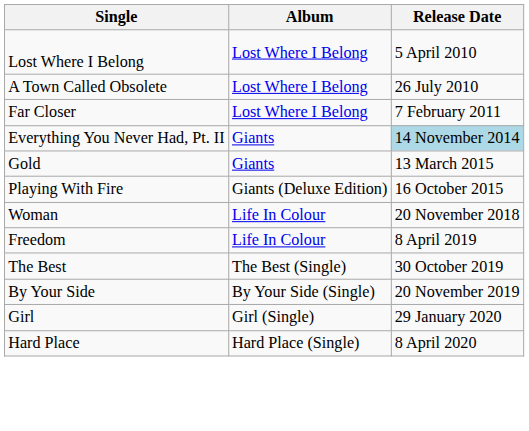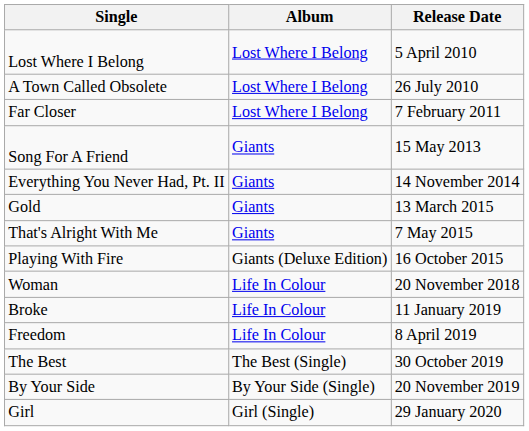+ row: (68, 156)
(457, 138) lightblue background -> (457, 181) no background
+ row: (83, 233)
+ row: (28, 309)
- row: (44, 343)
